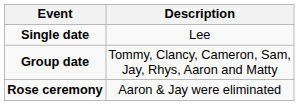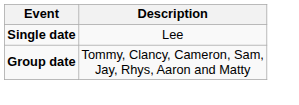- row: (55, 89)
